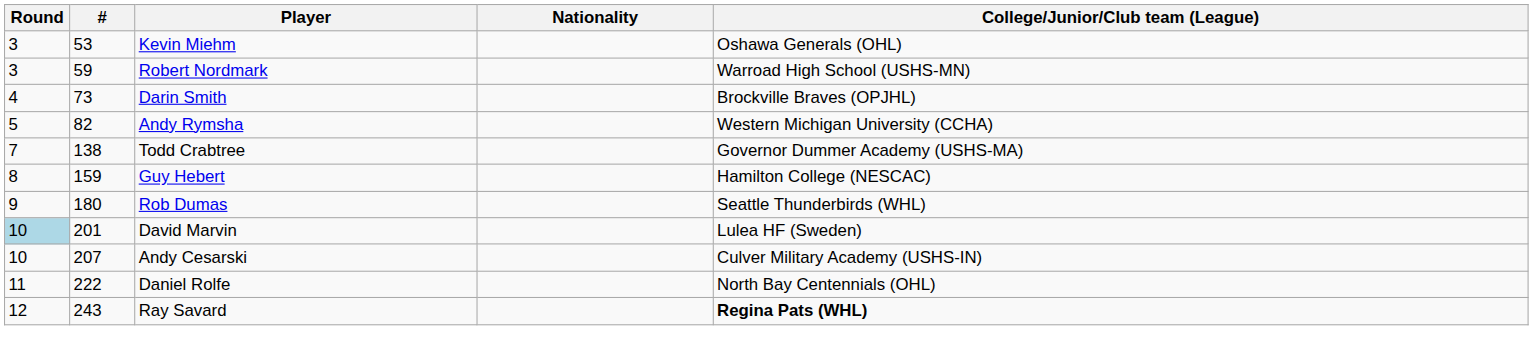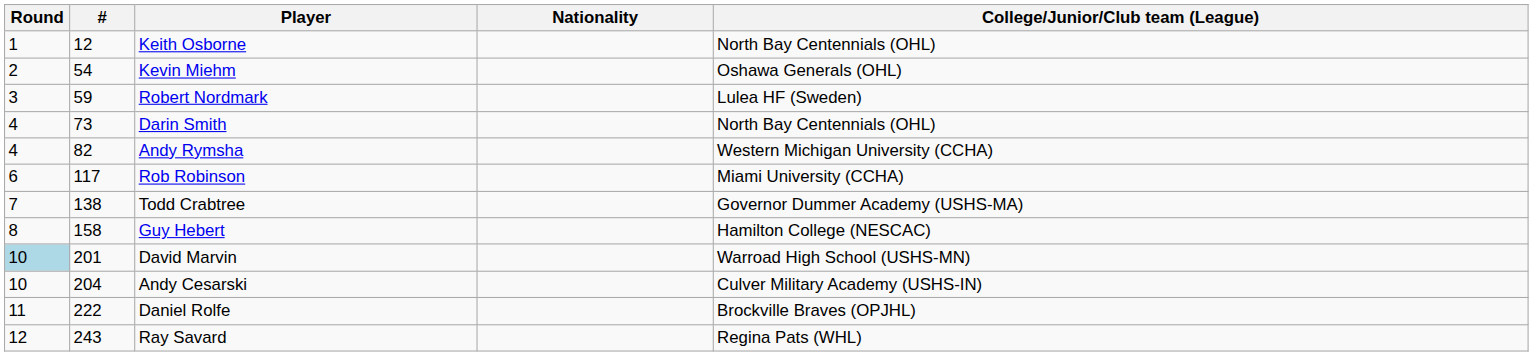+ row: (192, 44)
(13, 44) 3 -> (13, 71) 2
(83, 44) 53 -> (83, 71) 54
(844, 71) Warroad High School (USHS-MN) -> (789, 97) Lulea HF (Sweden)
(817, 97) Brockville Braves (OPJHL) -> (826, 124) North Bay Centennials (OHL)
(13, 124) 5 -> (13, 151) 4
+ row: (192, 177)
(88, 177) 159 -> (88, 230) 158
- row: (183, 204)
(789, 230) Lulea HF (Sweden) -> (844, 257) Warroad High School (USHS-MN)
(88, 257) 207 -> (88, 284) 204
(826, 284) North Bay Centennials (OHL) -> (817, 310) Brockville Braves (OPJHL)
(792, 310) bold -> (789, 337) normal
